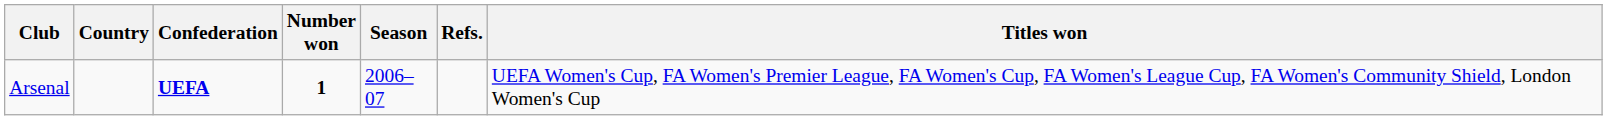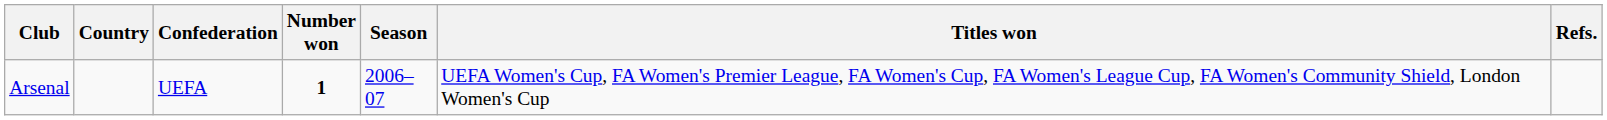columns swapped: (1045, 32) <-> (462, 32)
(184, 87) bold -> (183, 87) normal
